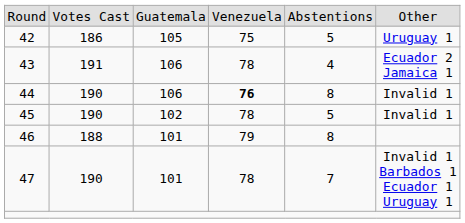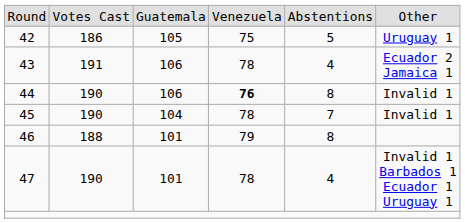(171, 115) 102 -> (171, 115) 104
(330, 115) 5 -> (330, 115) 7
(330, 179) 7 -> (330, 179) 4
